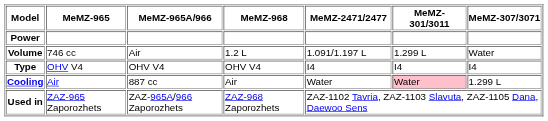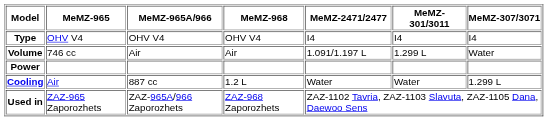rows swapped: (25, 67) <-> (25, 38)
(236, 52) 1.2 L -> (231, 52) Air
(231, 82) Air -> (236, 82) 1.2 L
(407, 82) pink background -> (407, 82) no background
